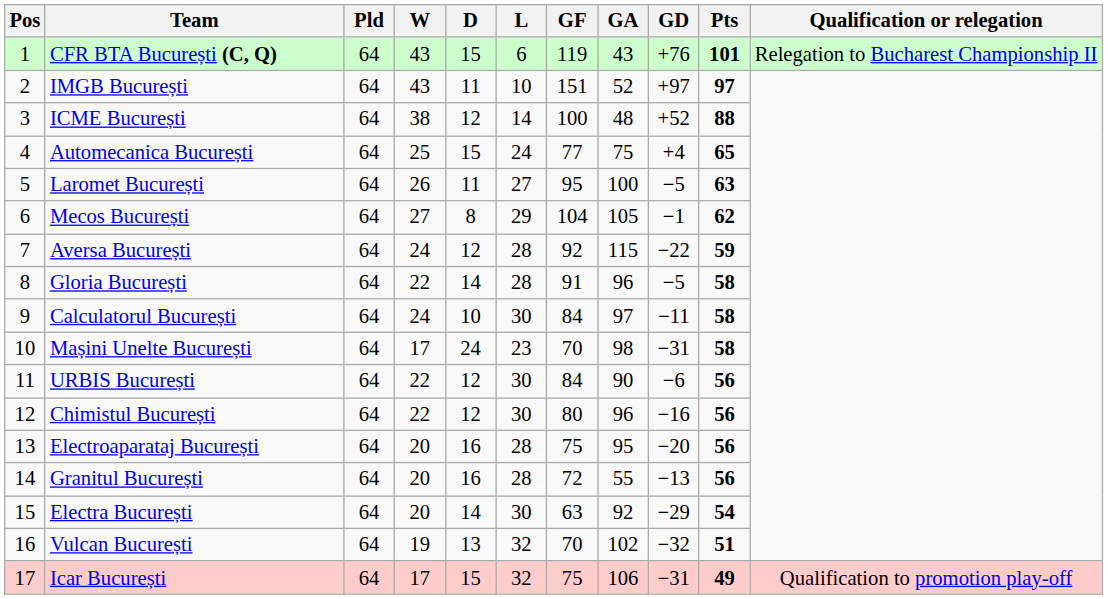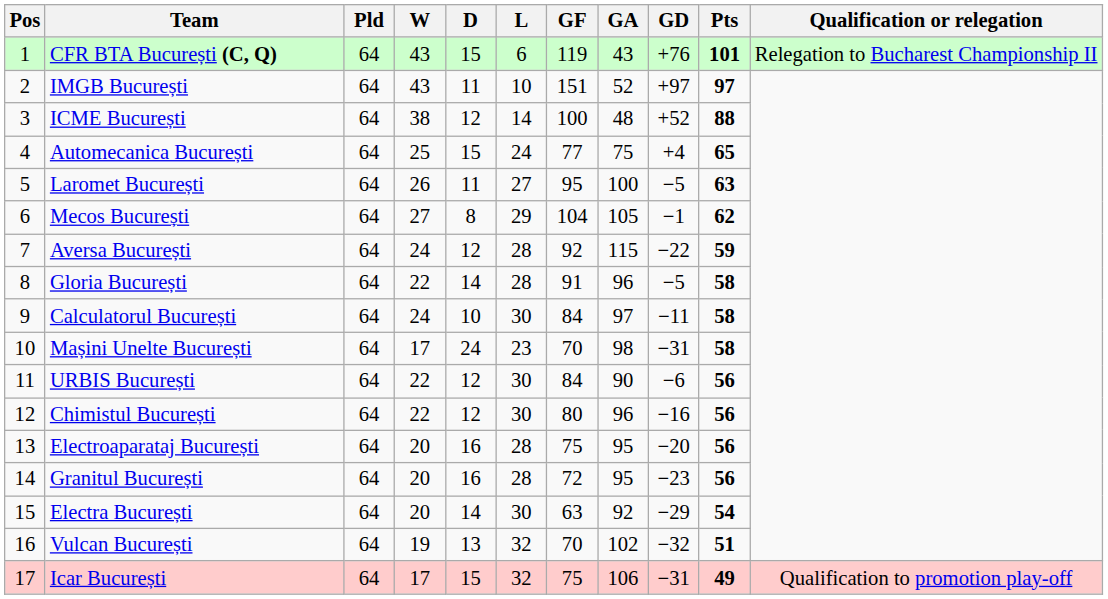(623, 479) 55 -> (623, 479) 95
(674, 479) −13 -> (674, 479) −23
